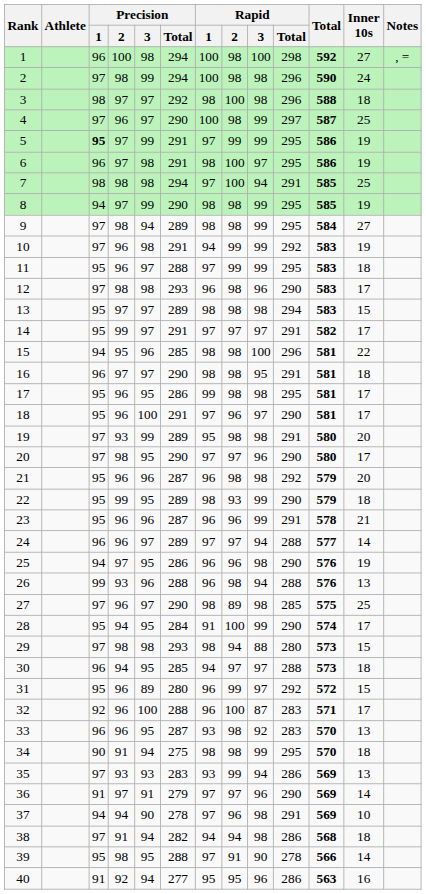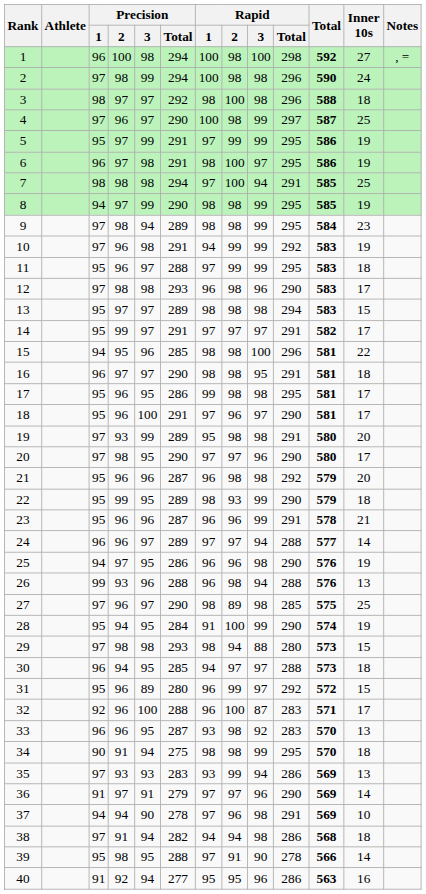(99, 141) bold -> (99, 141) normal
(364, 225) 27 -> (364, 225) 23
(364, 625) 17 -> (364, 625) 19
